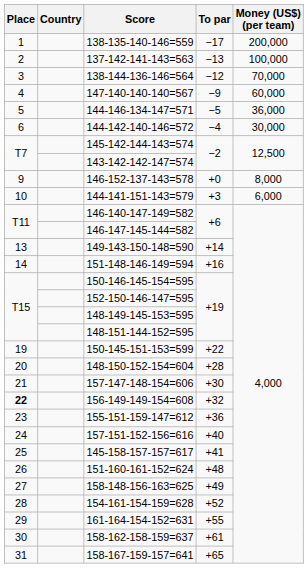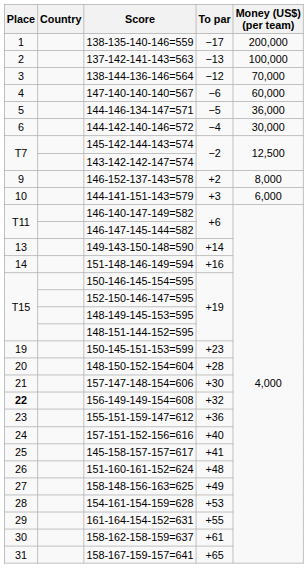(215, 93) −9 -> (215, 93) −6
(215, 179) +0 -> (215, 179) +2
(215, 350) +22 -> (215, 350) +23
(215, 504) +52 -> (215, 504) +53
